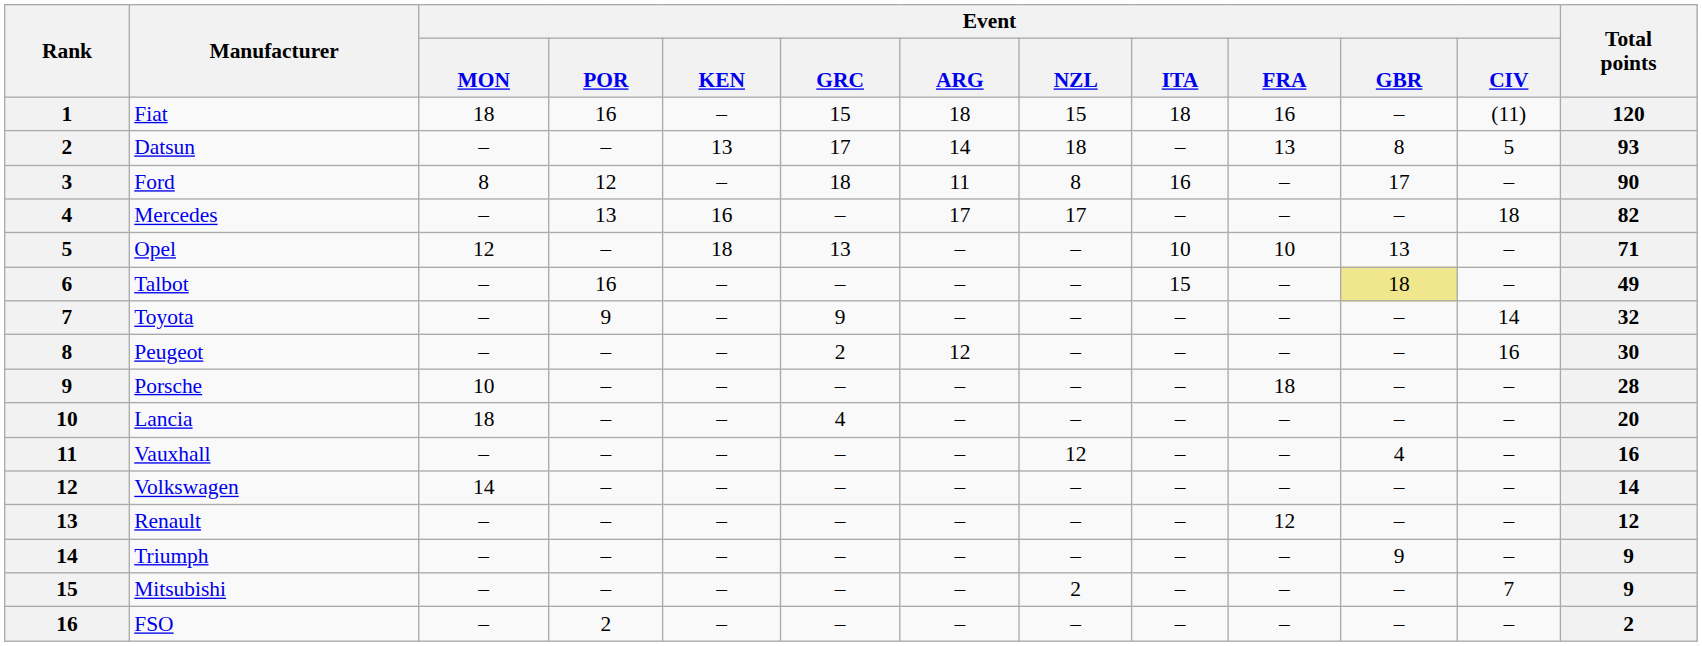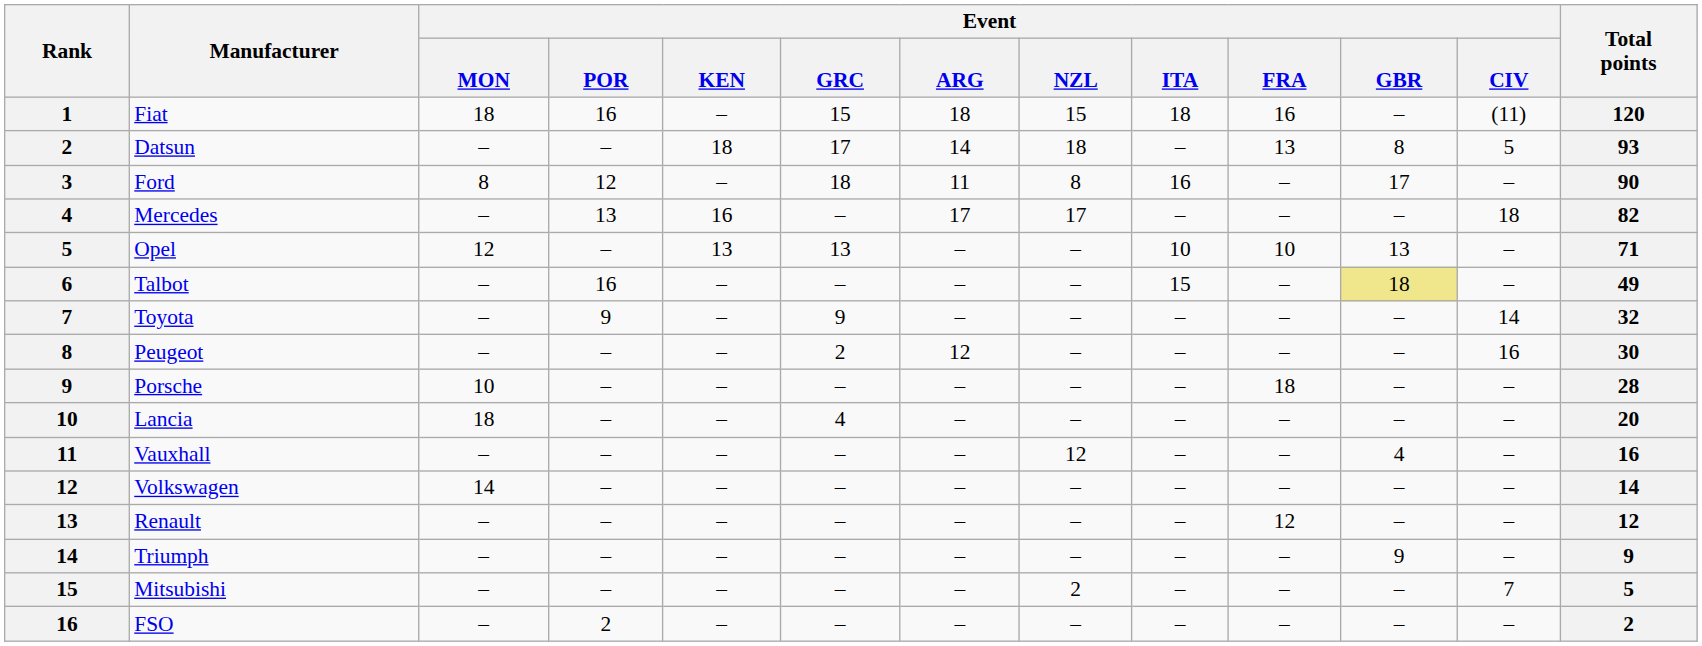(722, 147) 13 -> (722, 147) 18
(722, 249) 18 -> (722, 249) 13
(1629, 589) 9 -> (1629, 589) 5
